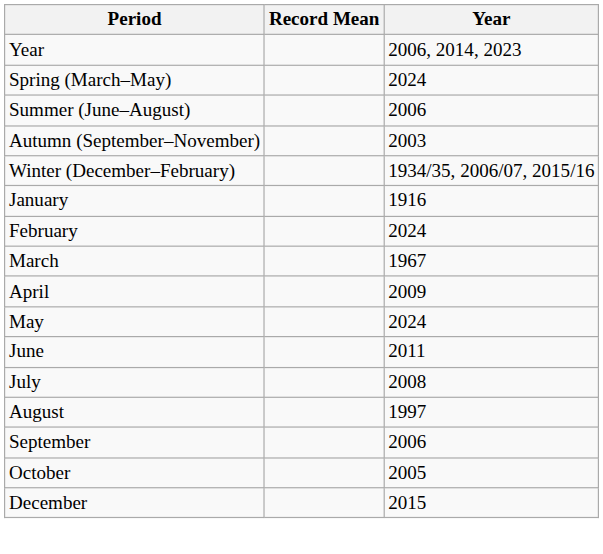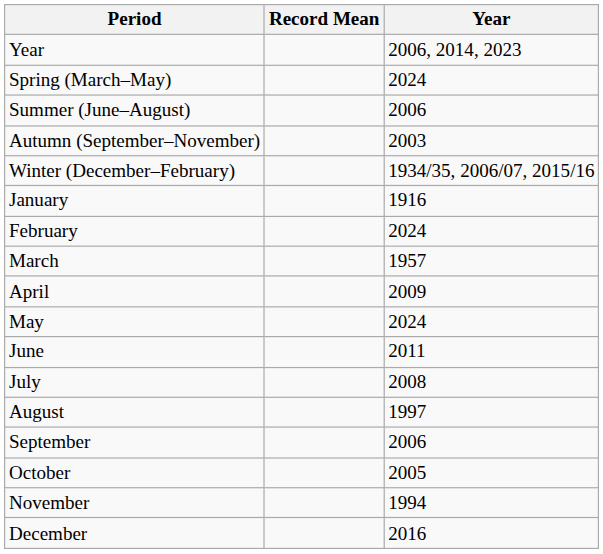(407, 261) 1967 -> (407, 261) 1957
+ row: (49, 502)
(407, 502) 2015 -> (407, 532) 2016
